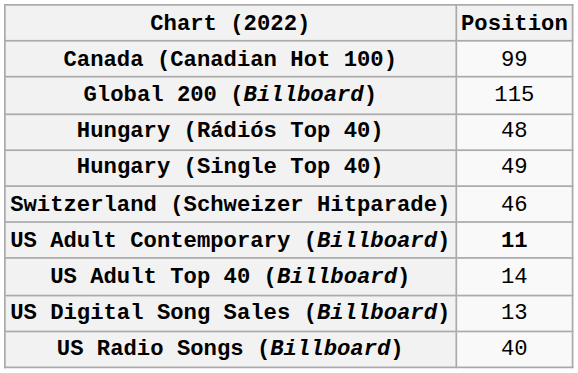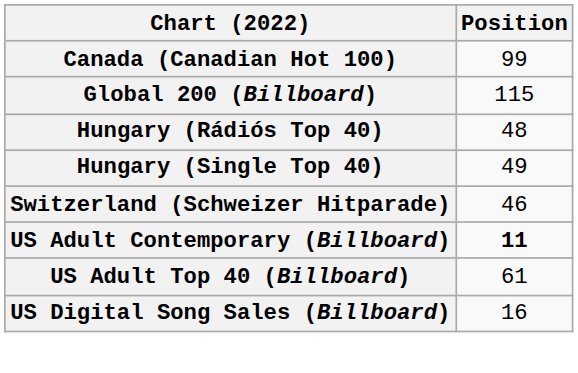(514, 277) 14 -> (514, 277) 61
(514, 313) 13 -> (514, 313) 16
- row: (230, 349)
